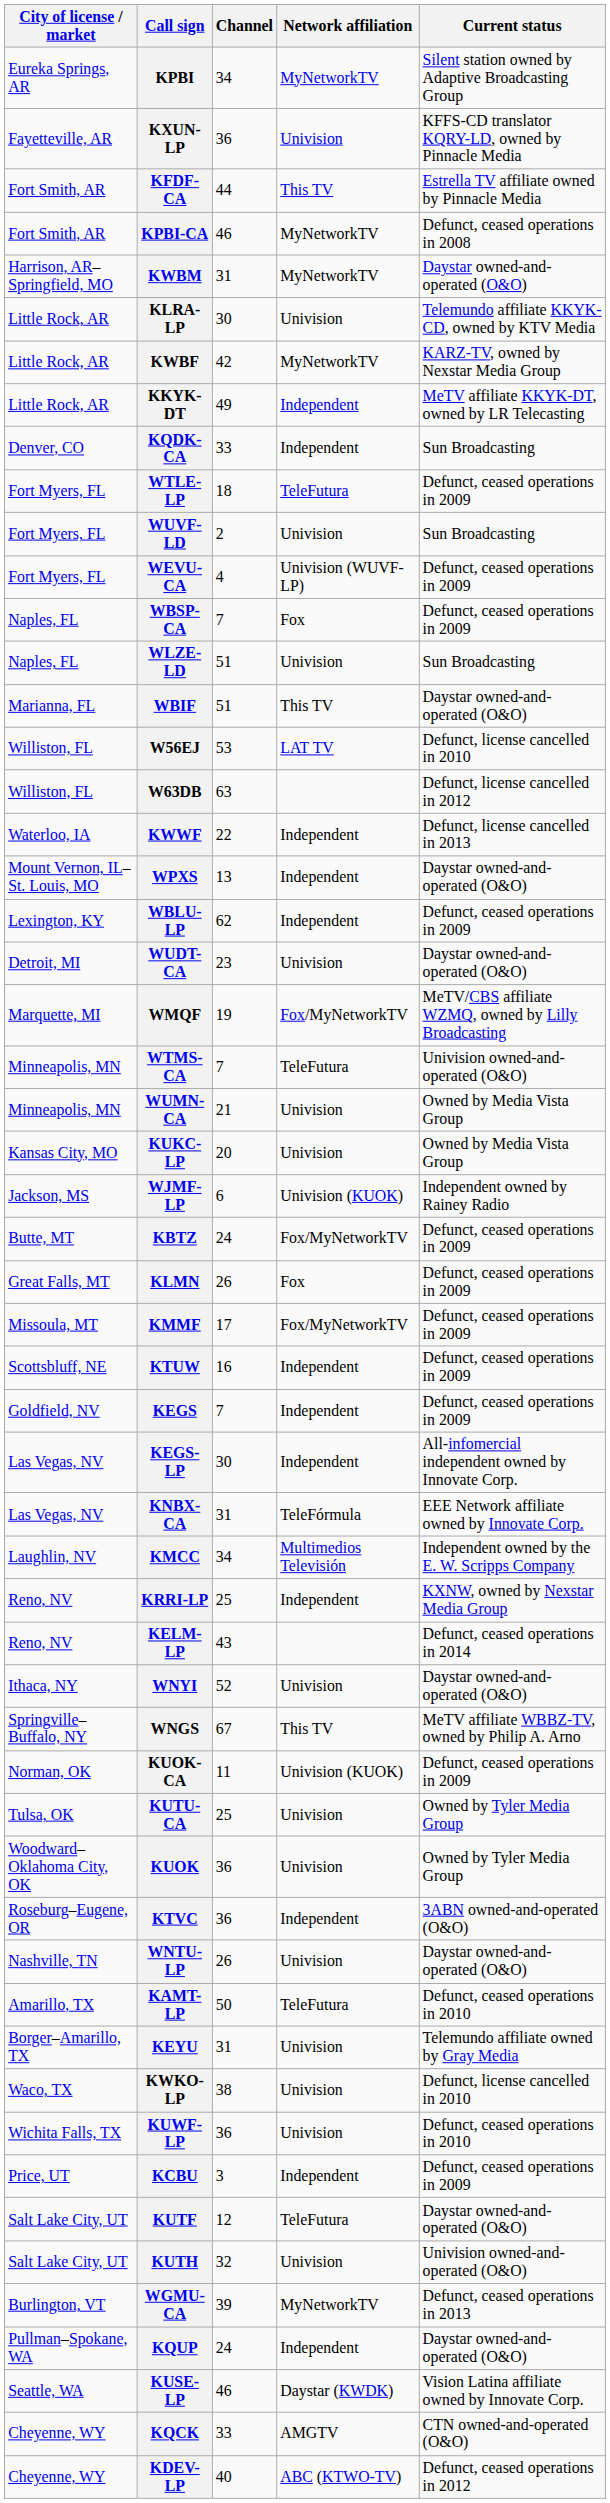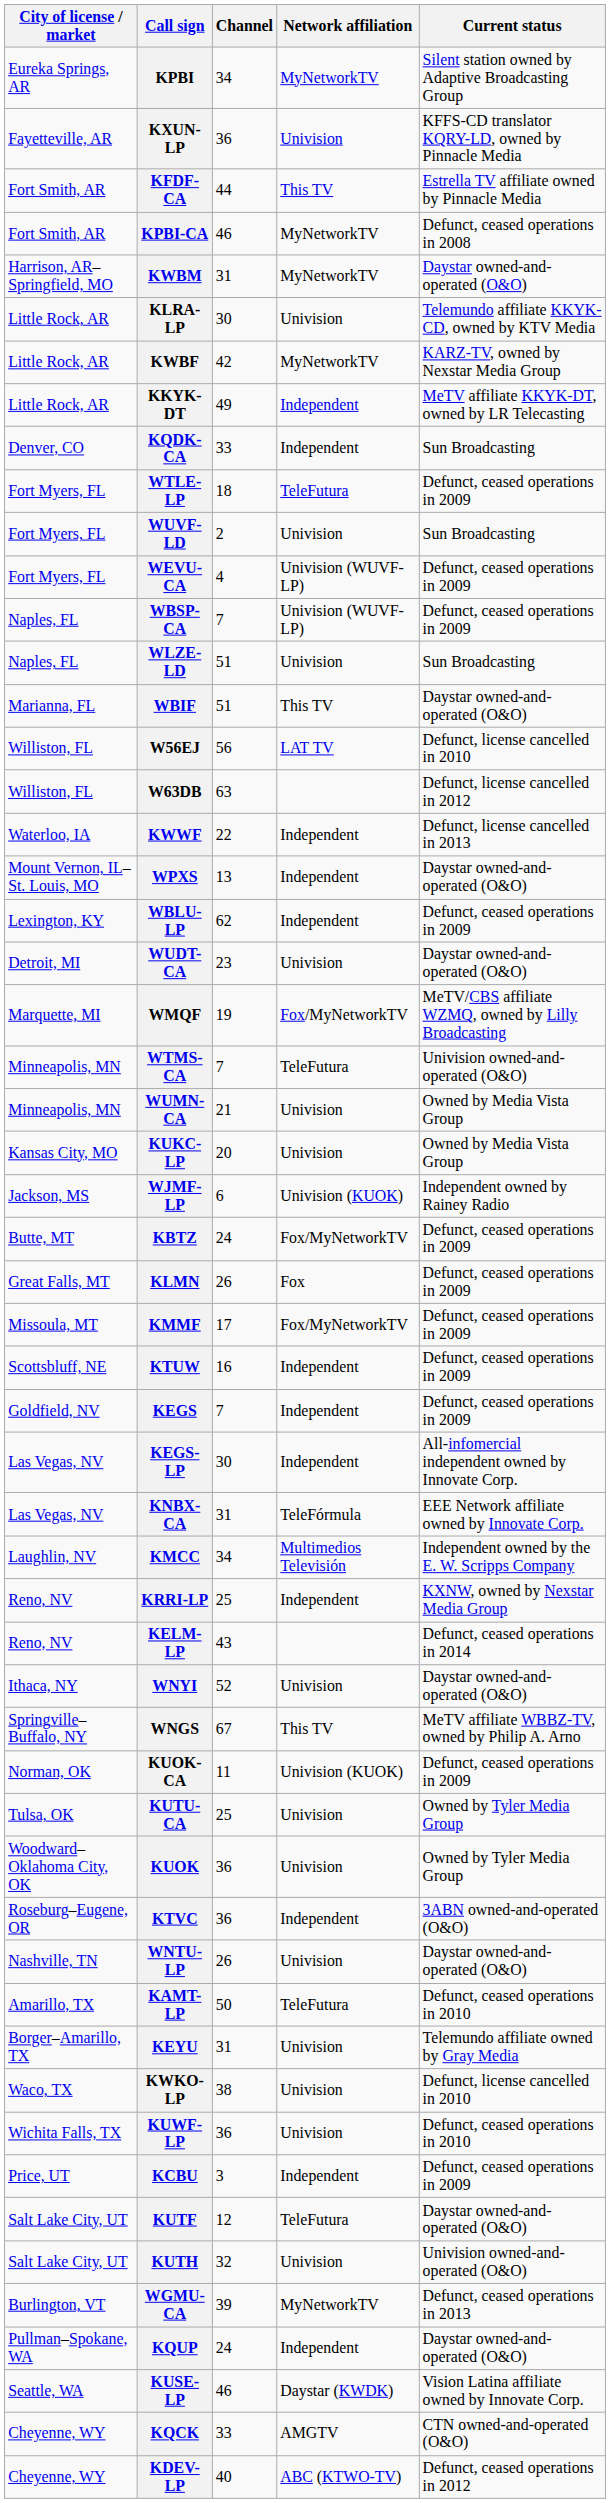(293, 619) Fox -> (342, 619) Univision (WUVF-LP)
(224, 748) 53 -> (224, 748) 56
